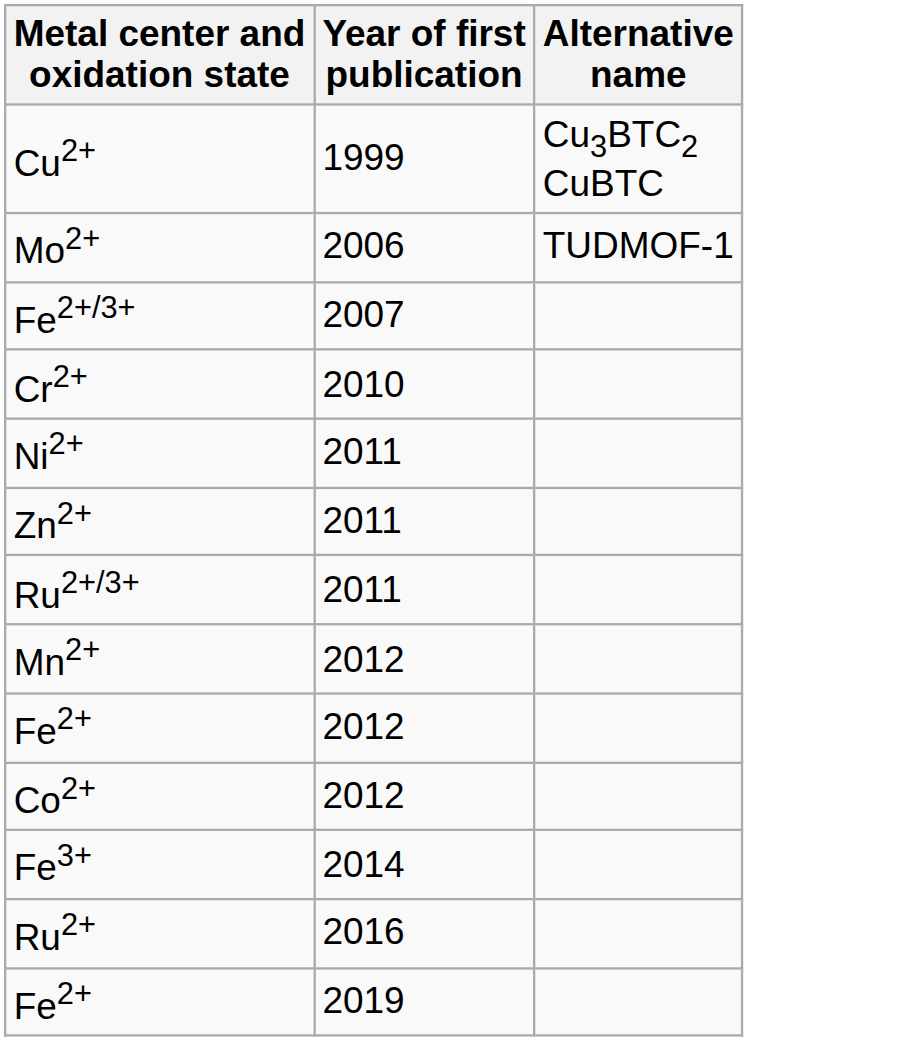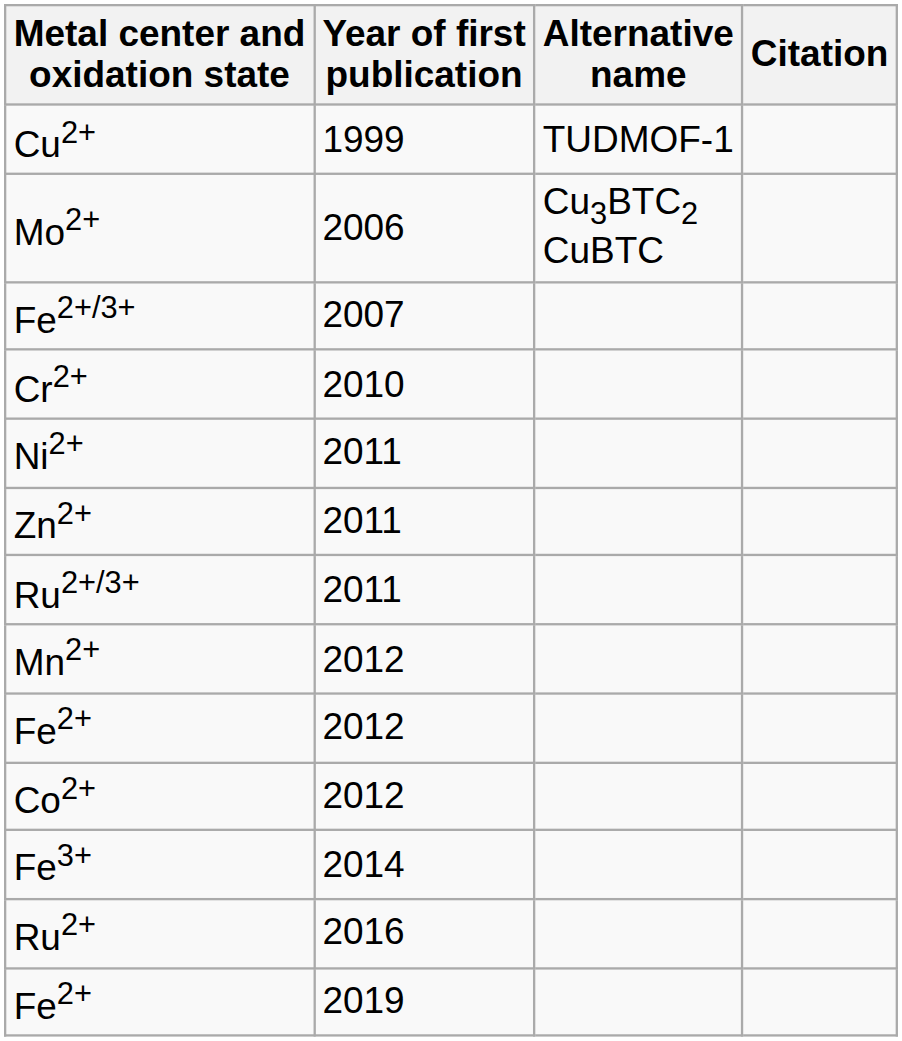+ column: (820, 54)
(620, 158) Cu3BTC2 CuBTC -> (638, 138) TUDMOF-1
(638, 246) TUDMOF-1 -> (620, 227) Cu3BTC2 CuBTC
